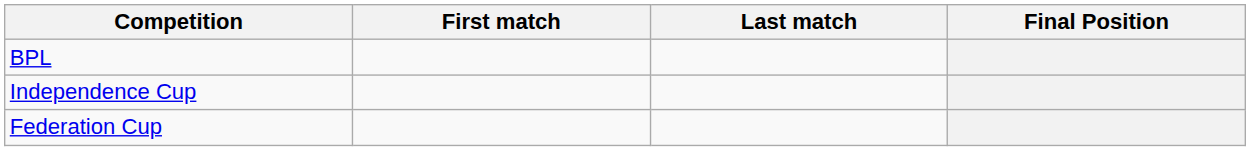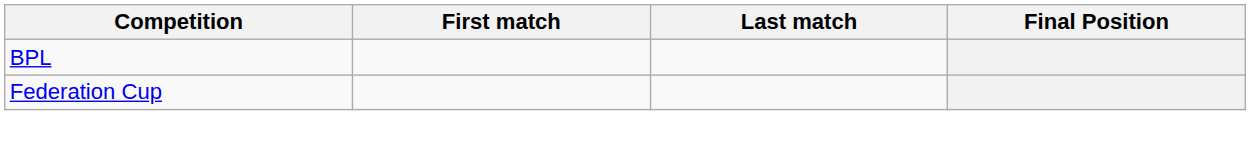- row: (103, 92)
